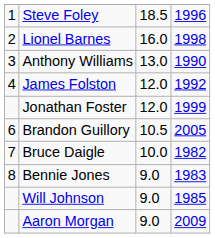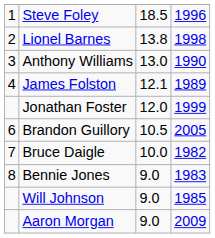(154, 38) 16.0 -> (154, 38) 13.8
(154, 84) 12.0 -> (154, 84) 12.1
(190, 84) 1992 -> (190, 84) 1989
